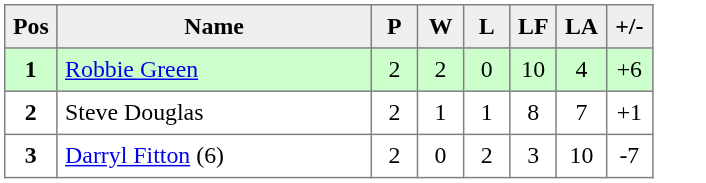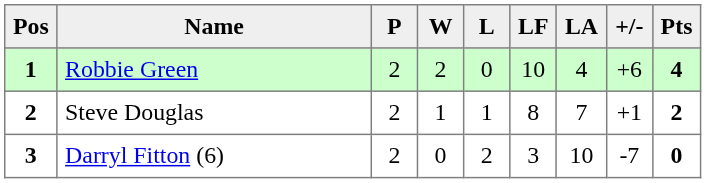+ column: (677, 26)
